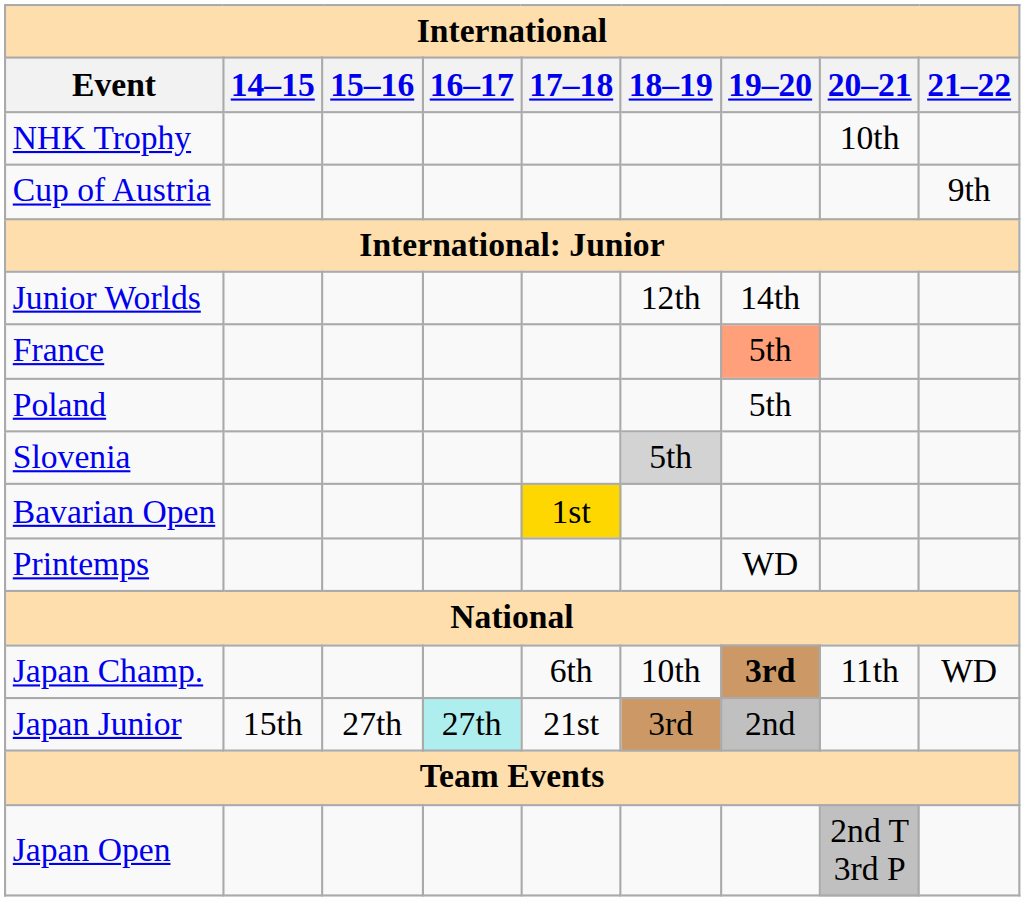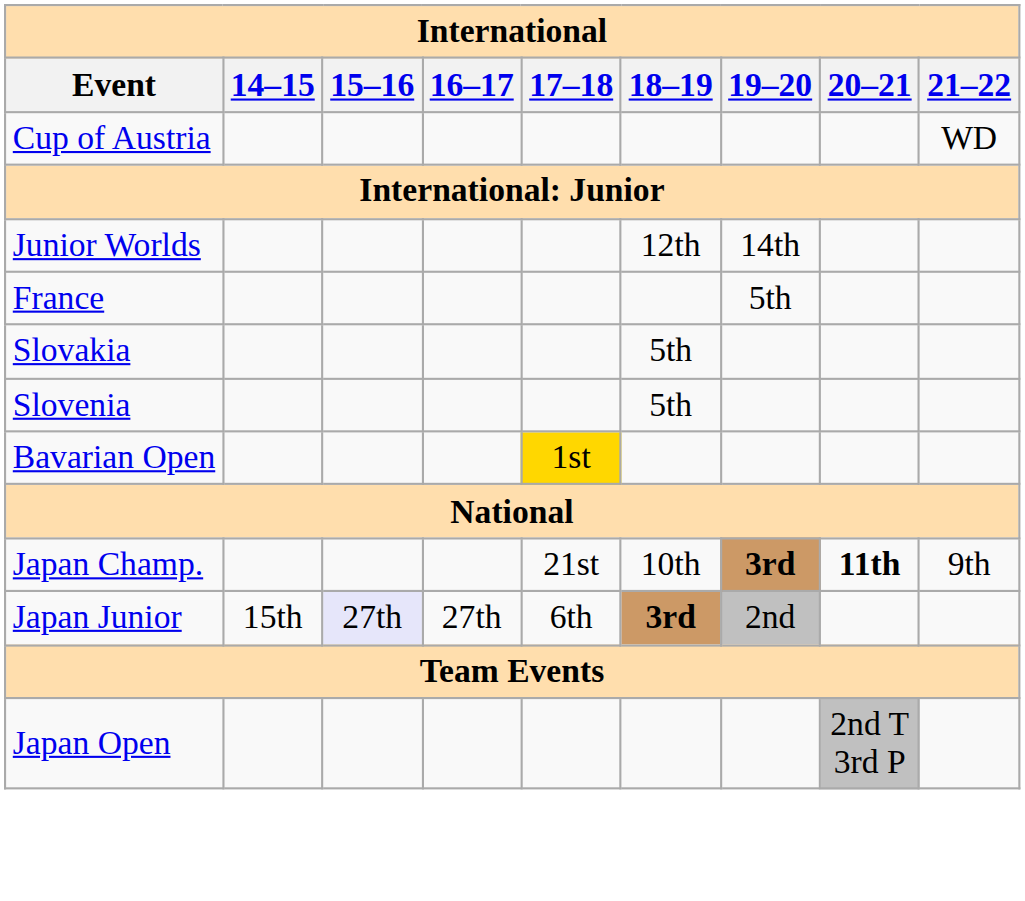- row: (102, 137)
(969, 191) 9th -> (969, 137) WD
(770, 350) lightsalmon background -> (770, 297) no background
- row: (59, 404)
+ row: (72, 350)
(671, 457) lightgrey background -> (671, 404) no background
- row: (81, 564)
(571, 670) 6th -> (571, 564) 21st
(870, 670) normal -> (870, 564) bold
(969, 670) WD -> (969, 564) 9th
(372, 723) no background -> (372, 617) lavender background
(472, 723) paleturquoise background -> (472, 617) no background
(571, 723) 21st -> (571, 617) 6th
(671, 723) normal -> (671, 617) bold
